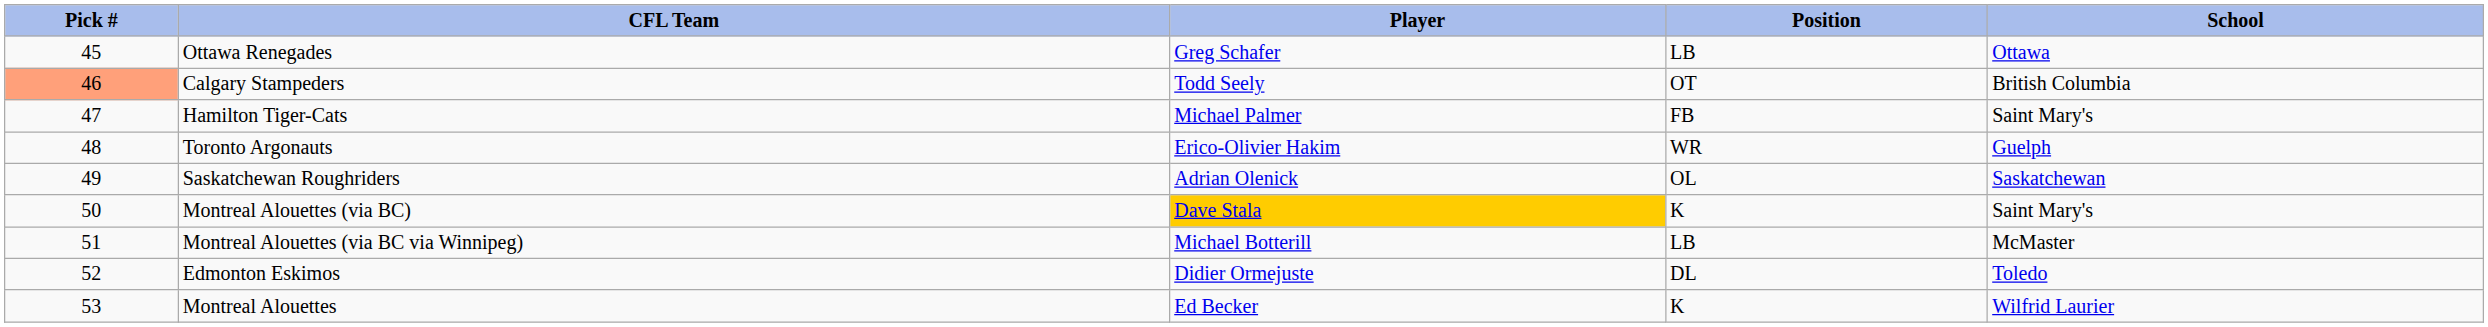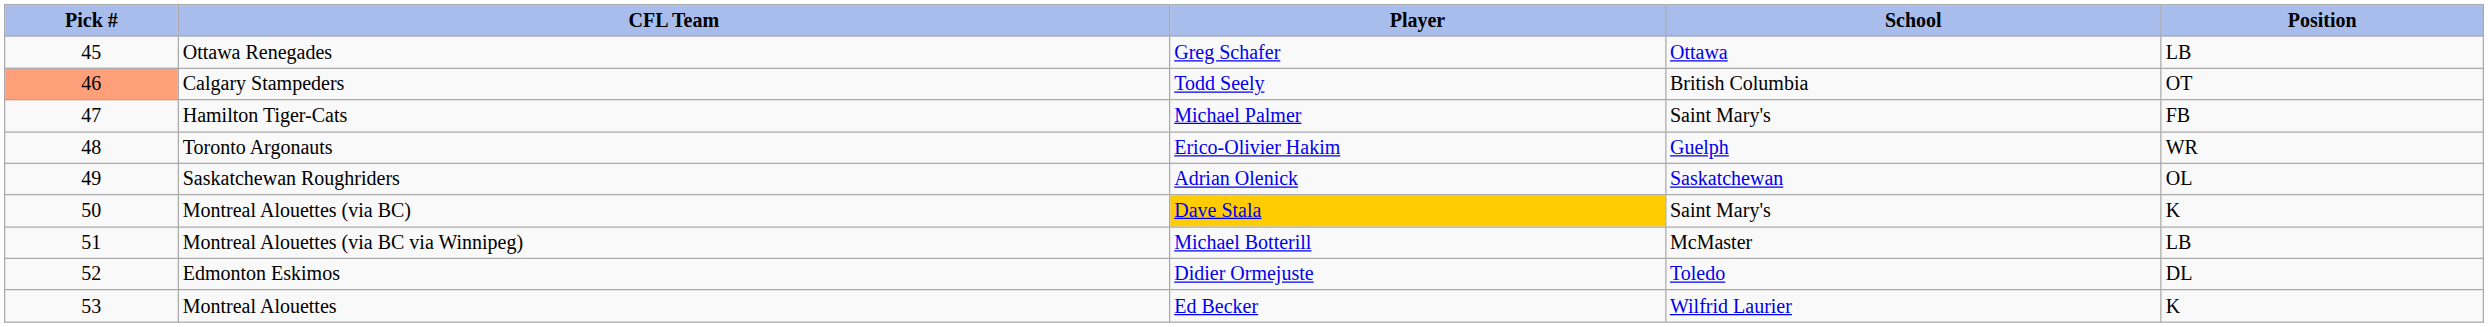columns swapped: (1826, 20) <-> (2235, 20)
